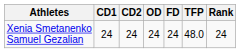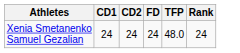- column: (154, 13)
